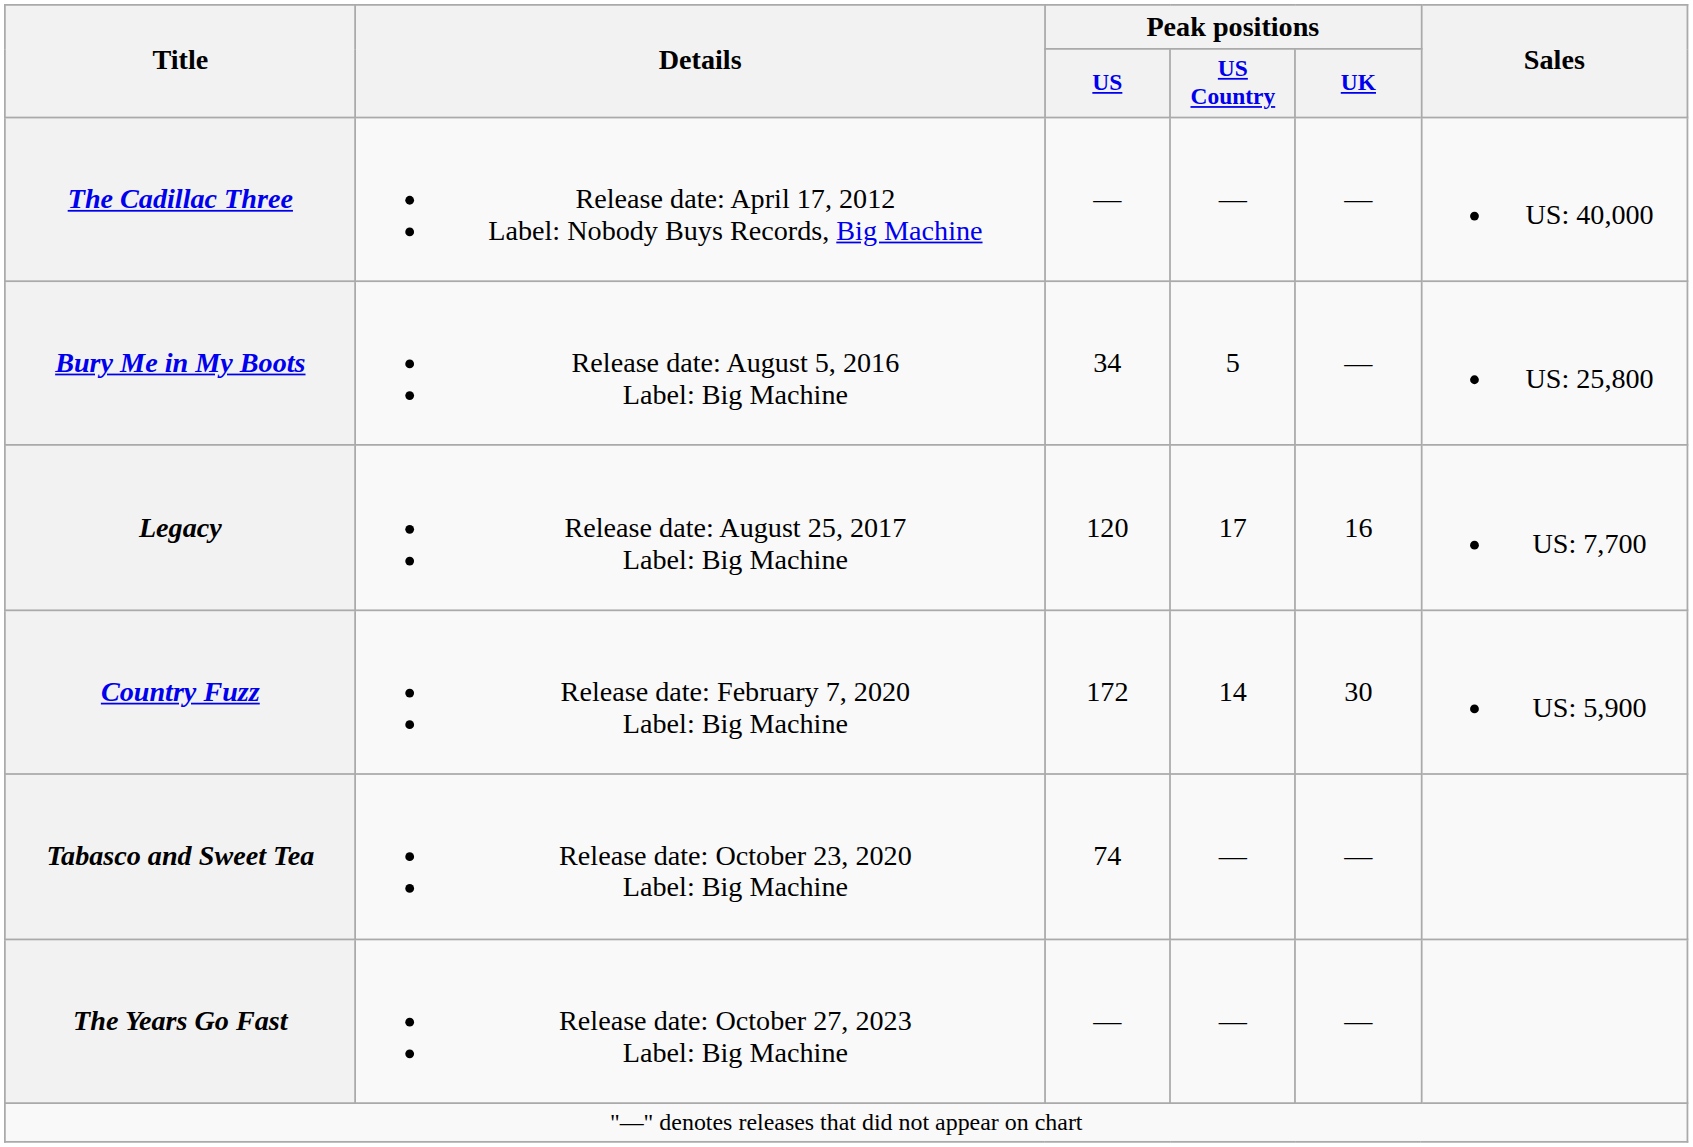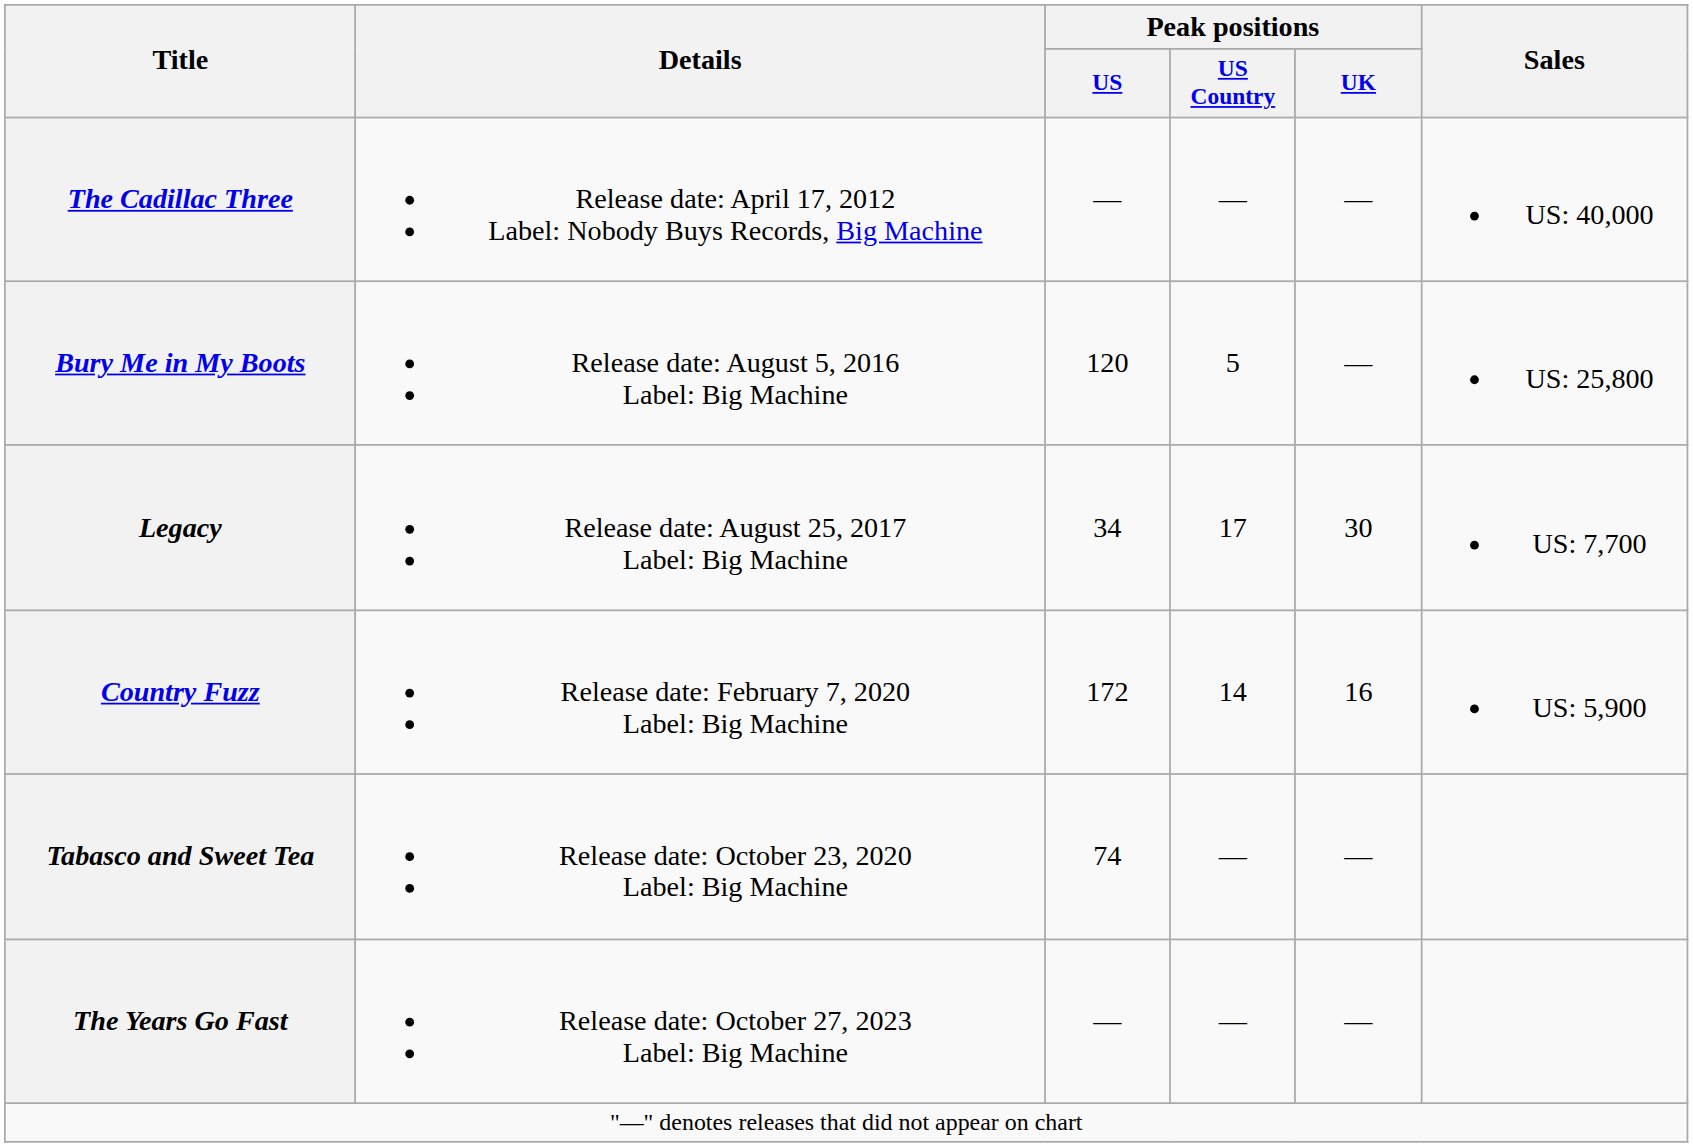(1107, 363) 34 -> (1107, 363) 120
(1107, 527) 120 -> (1107, 527) 34
(1358, 527) 16 -> (1358, 527) 30
(1358, 691) 30 -> (1358, 691) 16
